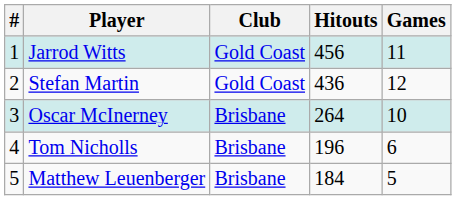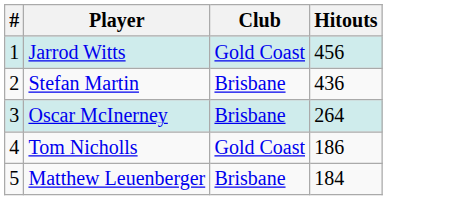- column: (416, 20)
(260, 83) Gold Coast -> (250, 83) Brisbane
(250, 147) Brisbane -> (260, 147) Gold Coast
(329, 147) 196 -> (329, 147) 186
